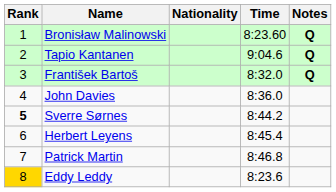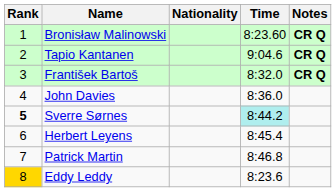(310, 34) Q -> (310, 34) CR Q
(310, 55) Q -> (310, 55) CR Q
(310, 75) Q -> (310, 75) CR Q
(265, 116) no background -> (265, 116) paleturquoise background
